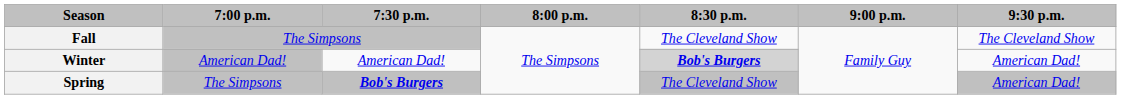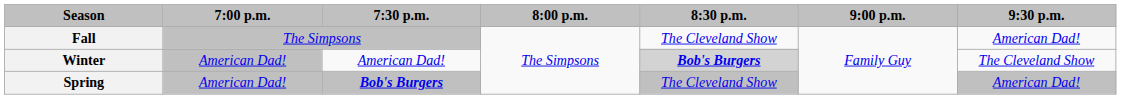(1036, 37) The Cleveland Show -> (1036, 37) American Dad!
(1036, 60) American Dad! -> (1036, 60) The Cleveland Show
(243, 82) The Simpsons -> (243, 82) American Dad!
